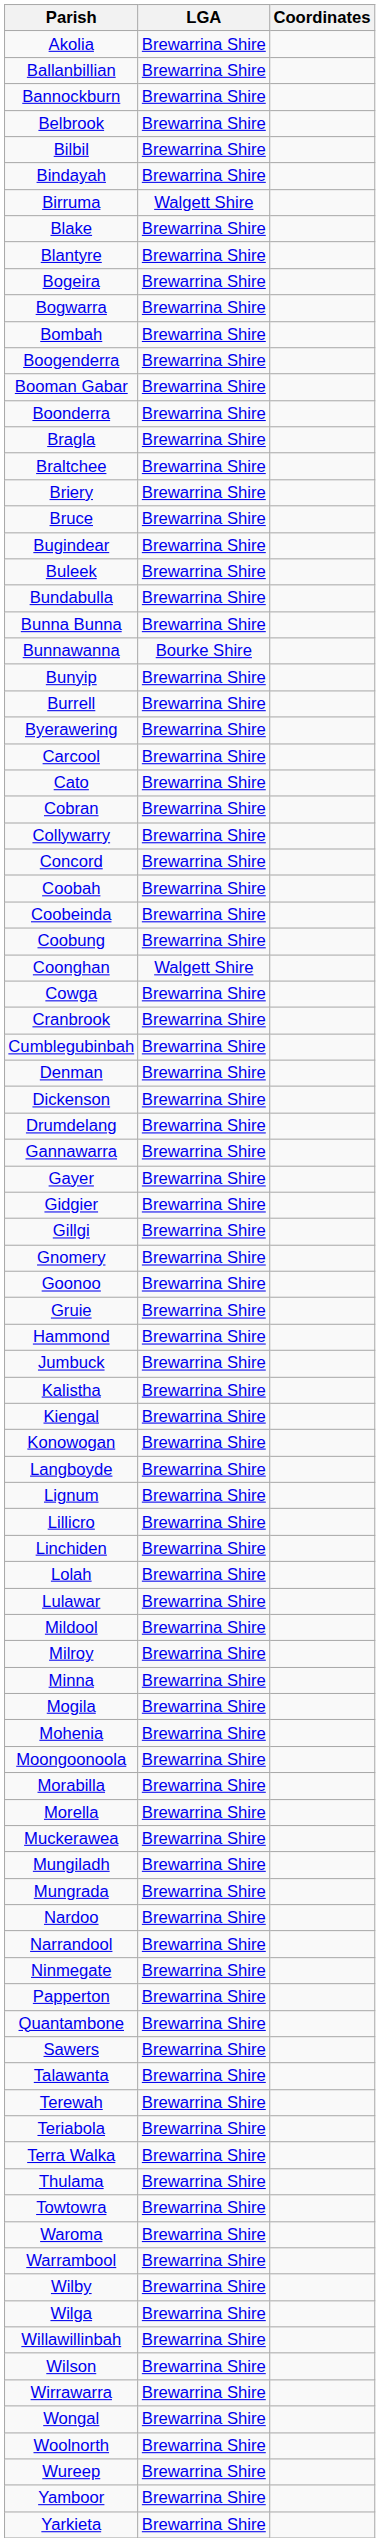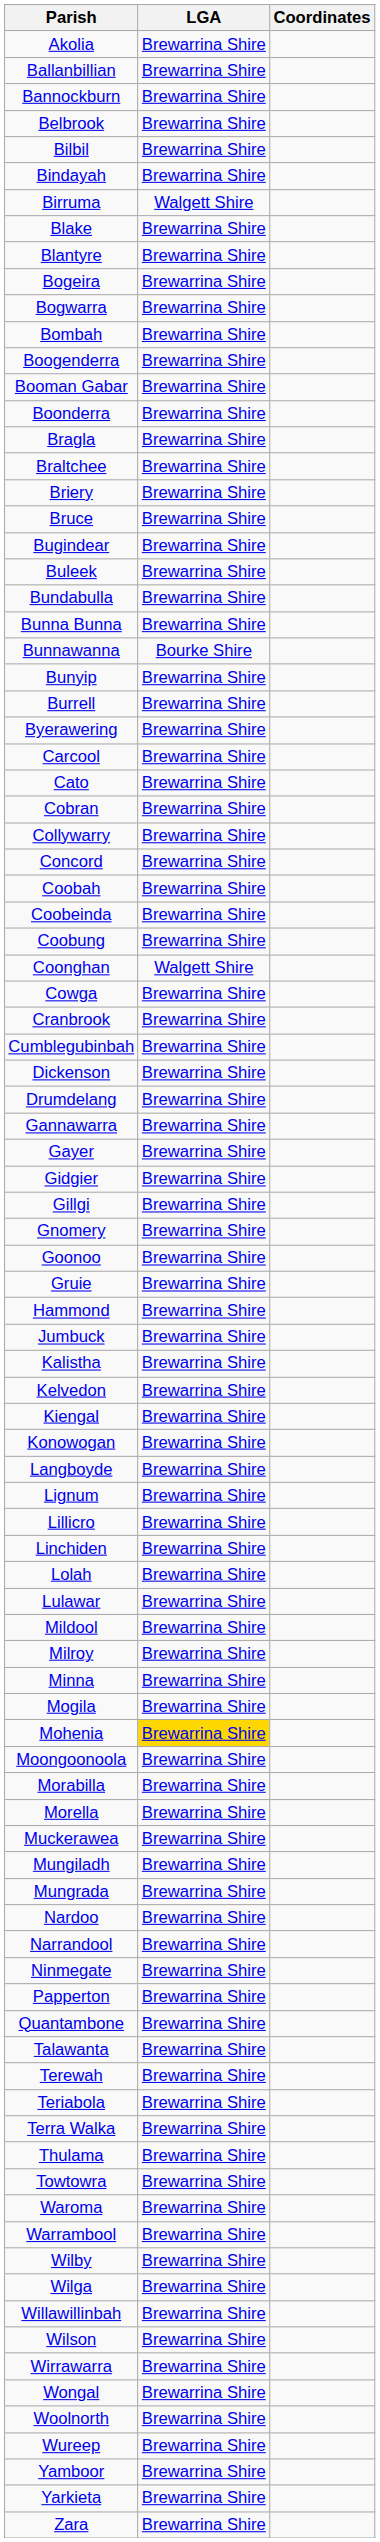- row: (71, 1073)
+ row: (71, 1389)
(204, 1733) no background -> (204, 1733) gold background
- row: (71, 2049)
+ row: (71, 2524)
